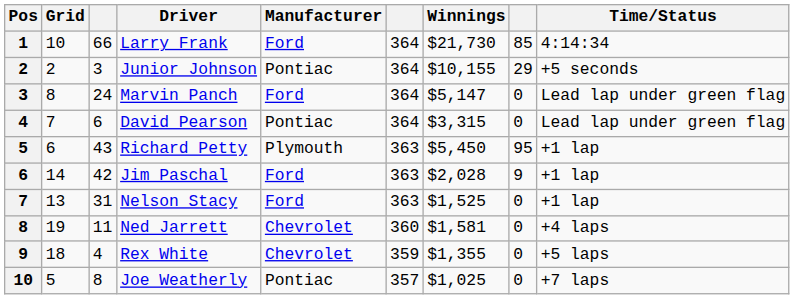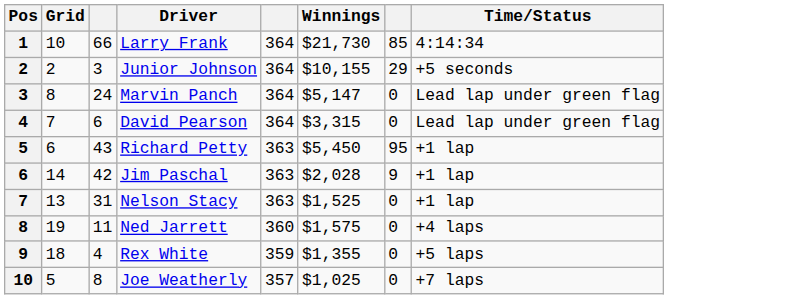- column: (324, 18)
(457, 229) $1,581 -> (331, 229) $1,575
